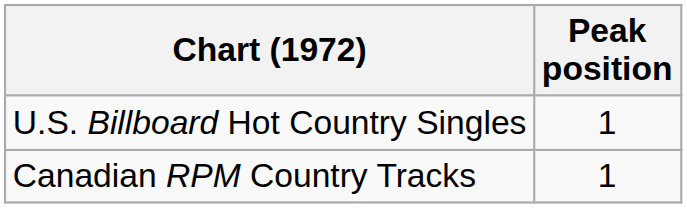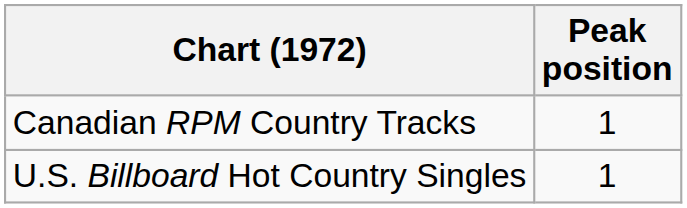rows swapped: (270, 122) <-> (244, 175)
